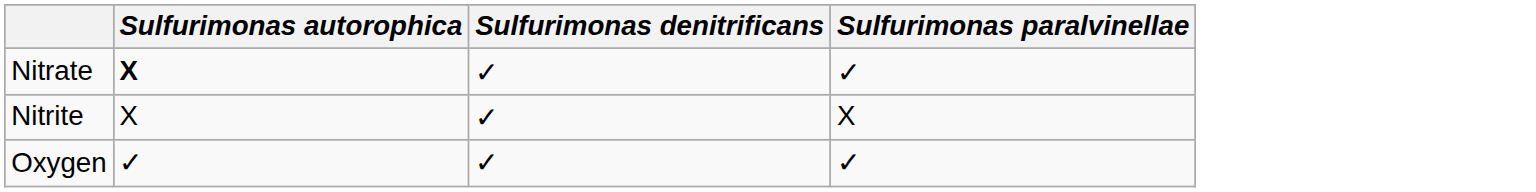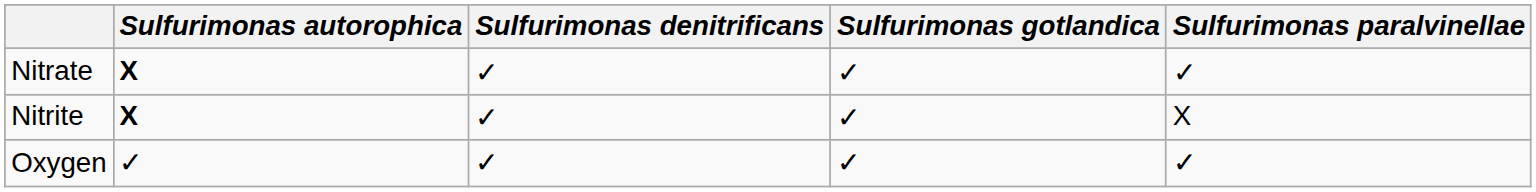+ column: (999, 26)
(129, 116) normal -> (129, 116) bold
